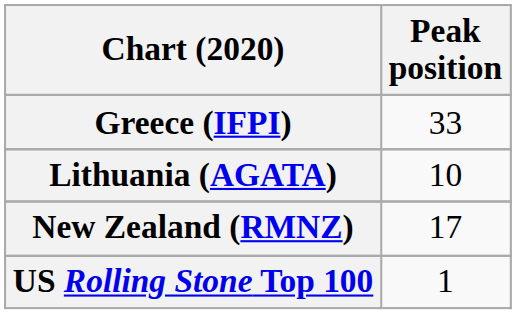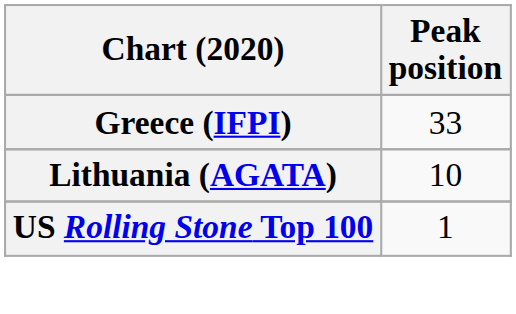- row: (193, 227)
